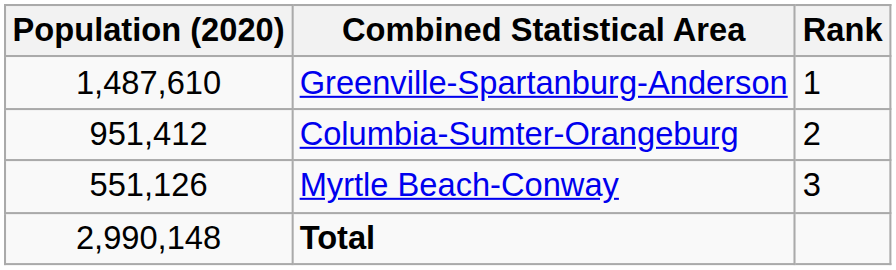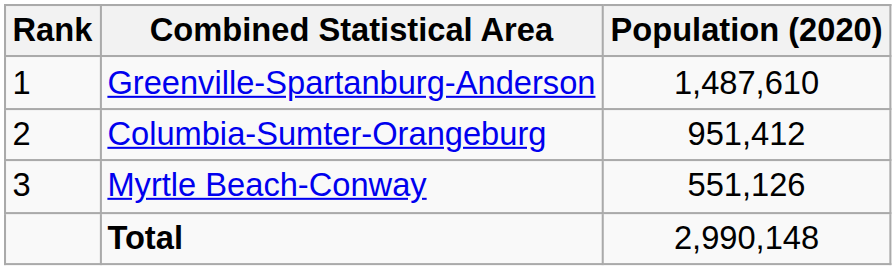columns swapped: (843, 30) <-> (149, 30)
